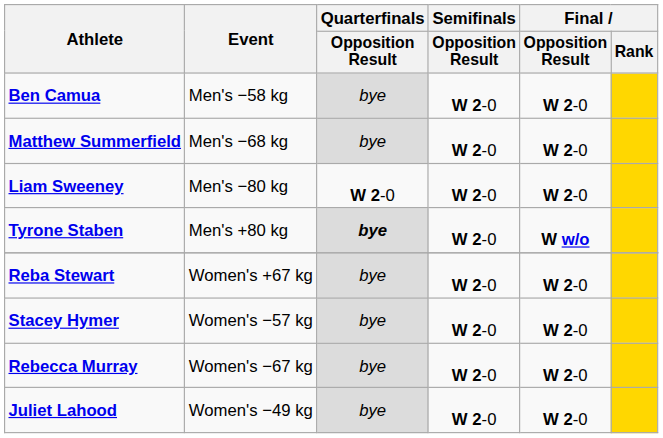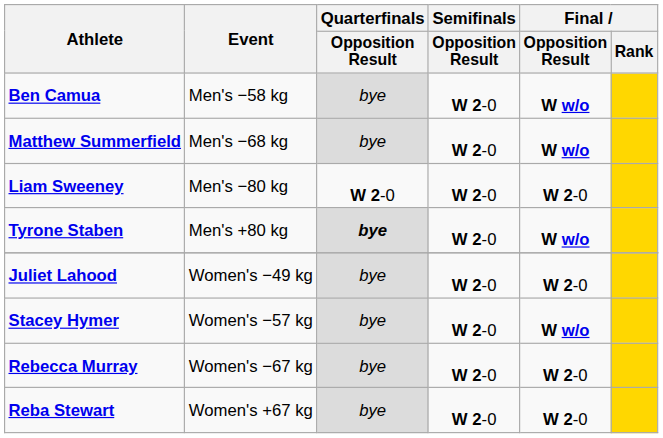(565, 105) W 2-0 -> (565, 105) W w/o
(565, 150) W 2-0 -> (565, 150) W w/o
rows swapped: (63, 411) <-> (61, 276)
(565, 330) W 2-0 -> (565, 330) W w/o
